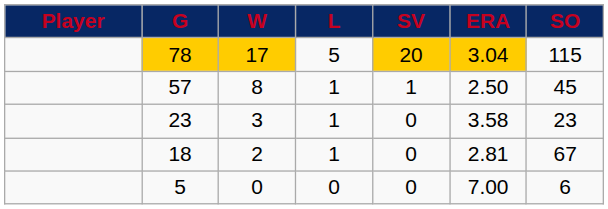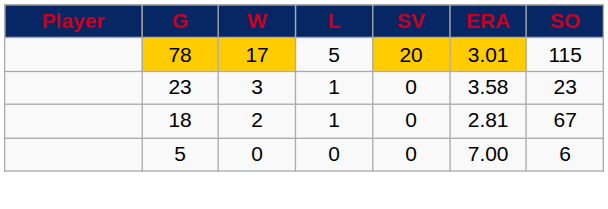(488, 54) 3.04 -> (488, 54) 3.01
- row: (180, 87)
